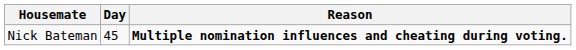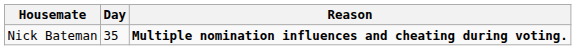(111, 35) 45 -> (111, 35) 35
